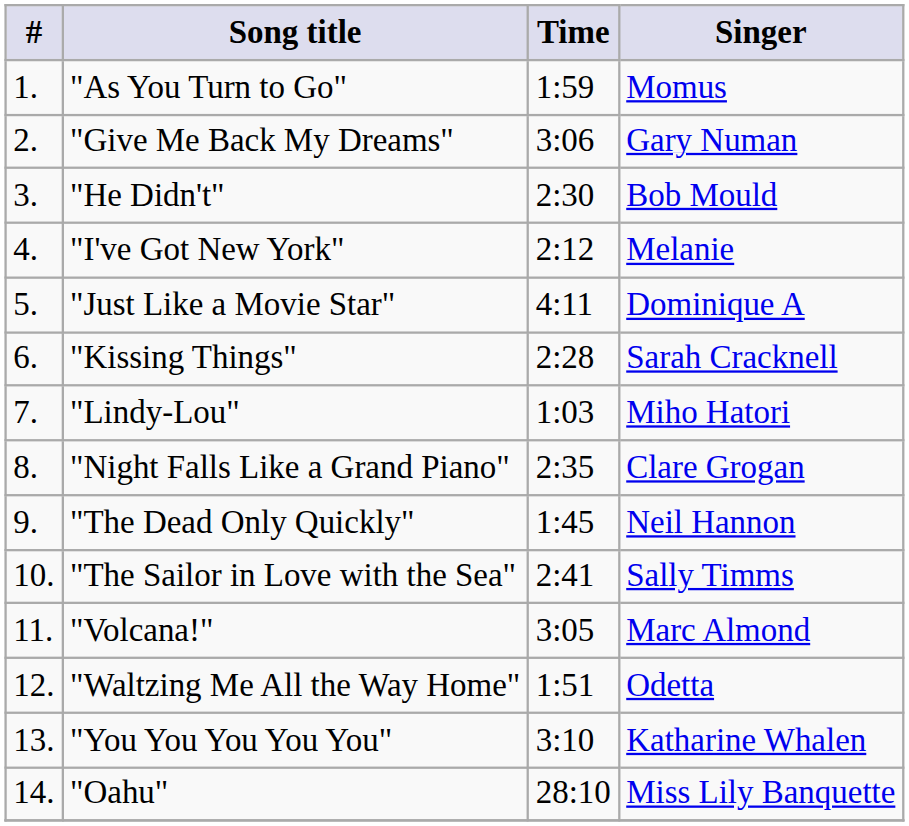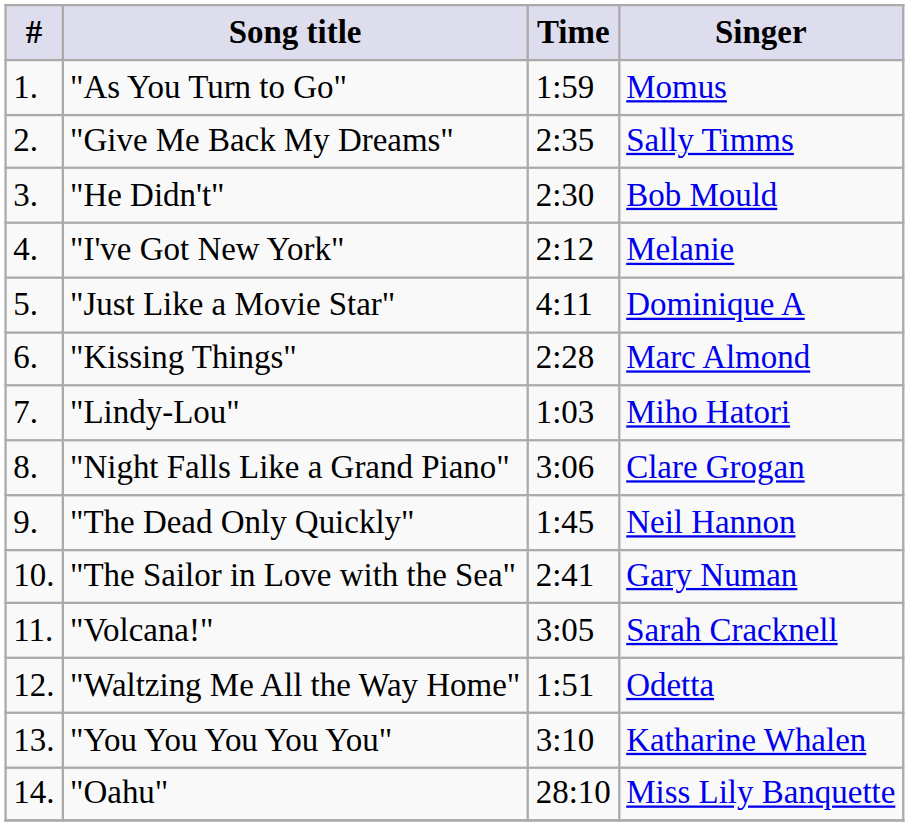(565, 140) 3:06 -> (565, 140) 2:35
(712, 140) Gary Numan -> (710, 140) Sally Timms
(732, 358) Sarah Cracknell -> (718, 358) Marc Almond
(565, 466) 2:35 -> (565, 466) 3:06
(710, 575) Sally Timms -> (712, 575) Gary Numan
(718, 629) Marc Almond -> (732, 629) Sarah Cracknell
